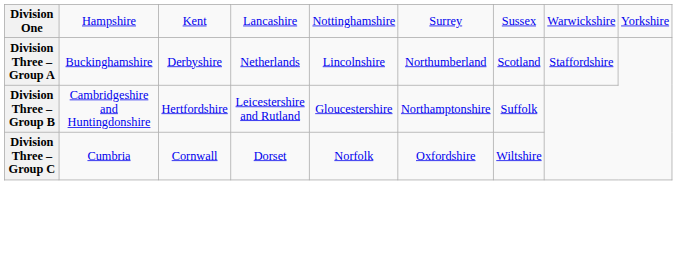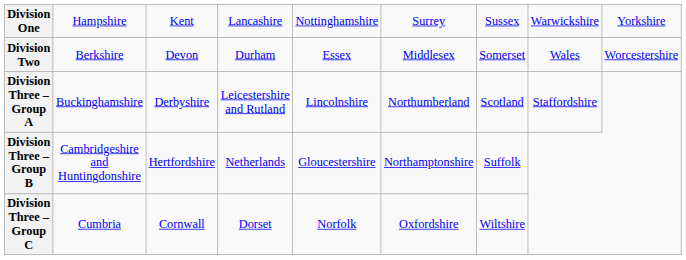+ row: (29, 54)
(270, 61) Netherlands -> (255, 101) Leicestershire and Rutland
(270, 108) Leicestershire and Rutland -> (255, 162) Netherlands
